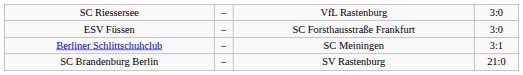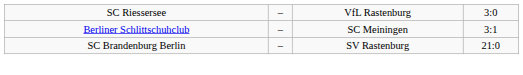- row: (109, 29)
